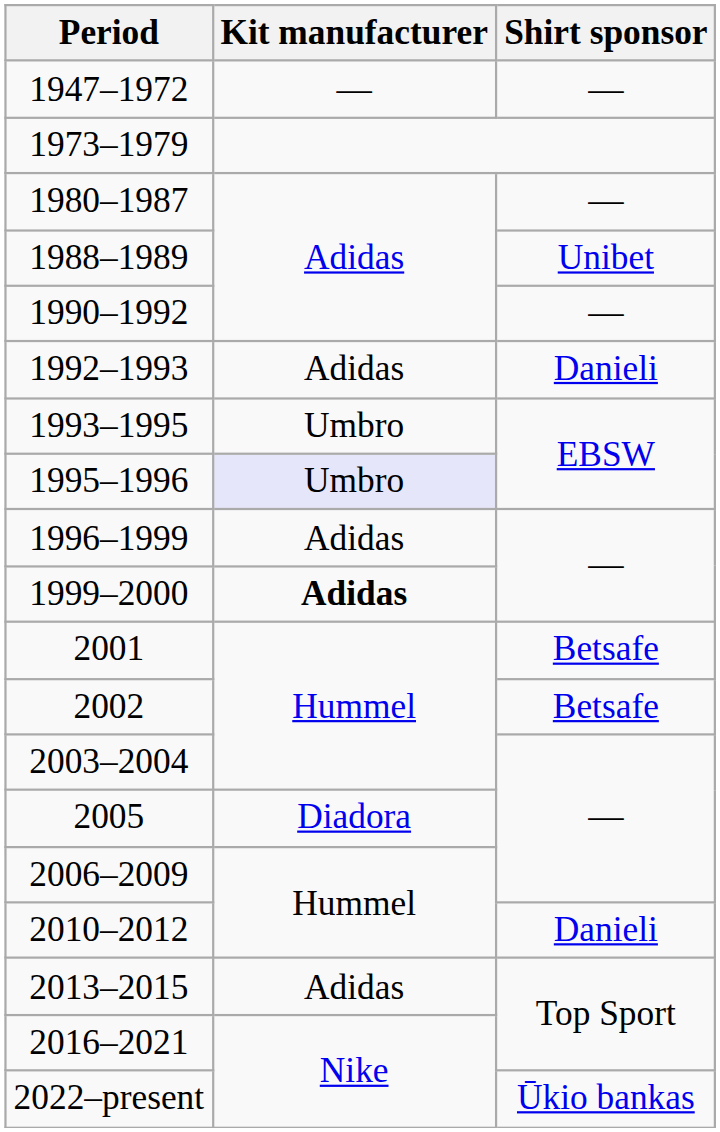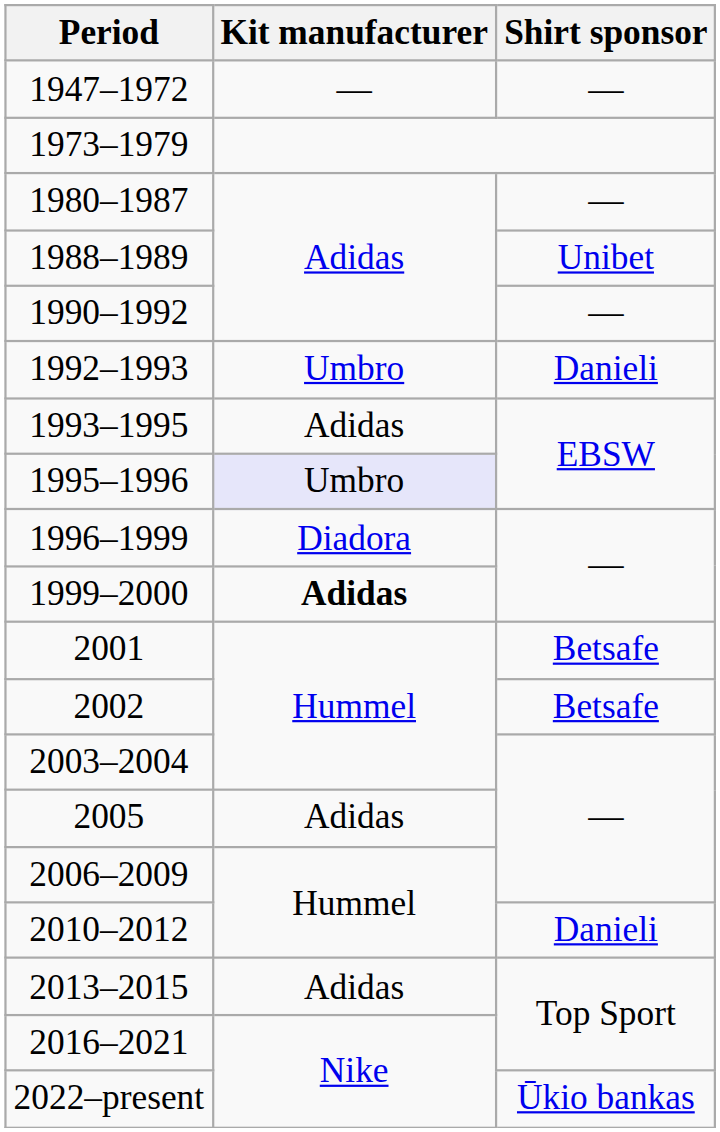(354, 369) Adidas -> (354, 369) Umbro
(354, 425) Umbro -> (354, 425) Adidas
(354, 537) Adidas -> (354, 537) Diadora
(354, 817) Diadora -> (354, 817) Adidas
